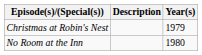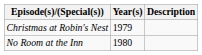columns swapped: (180, 12) <-> (137, 12)
